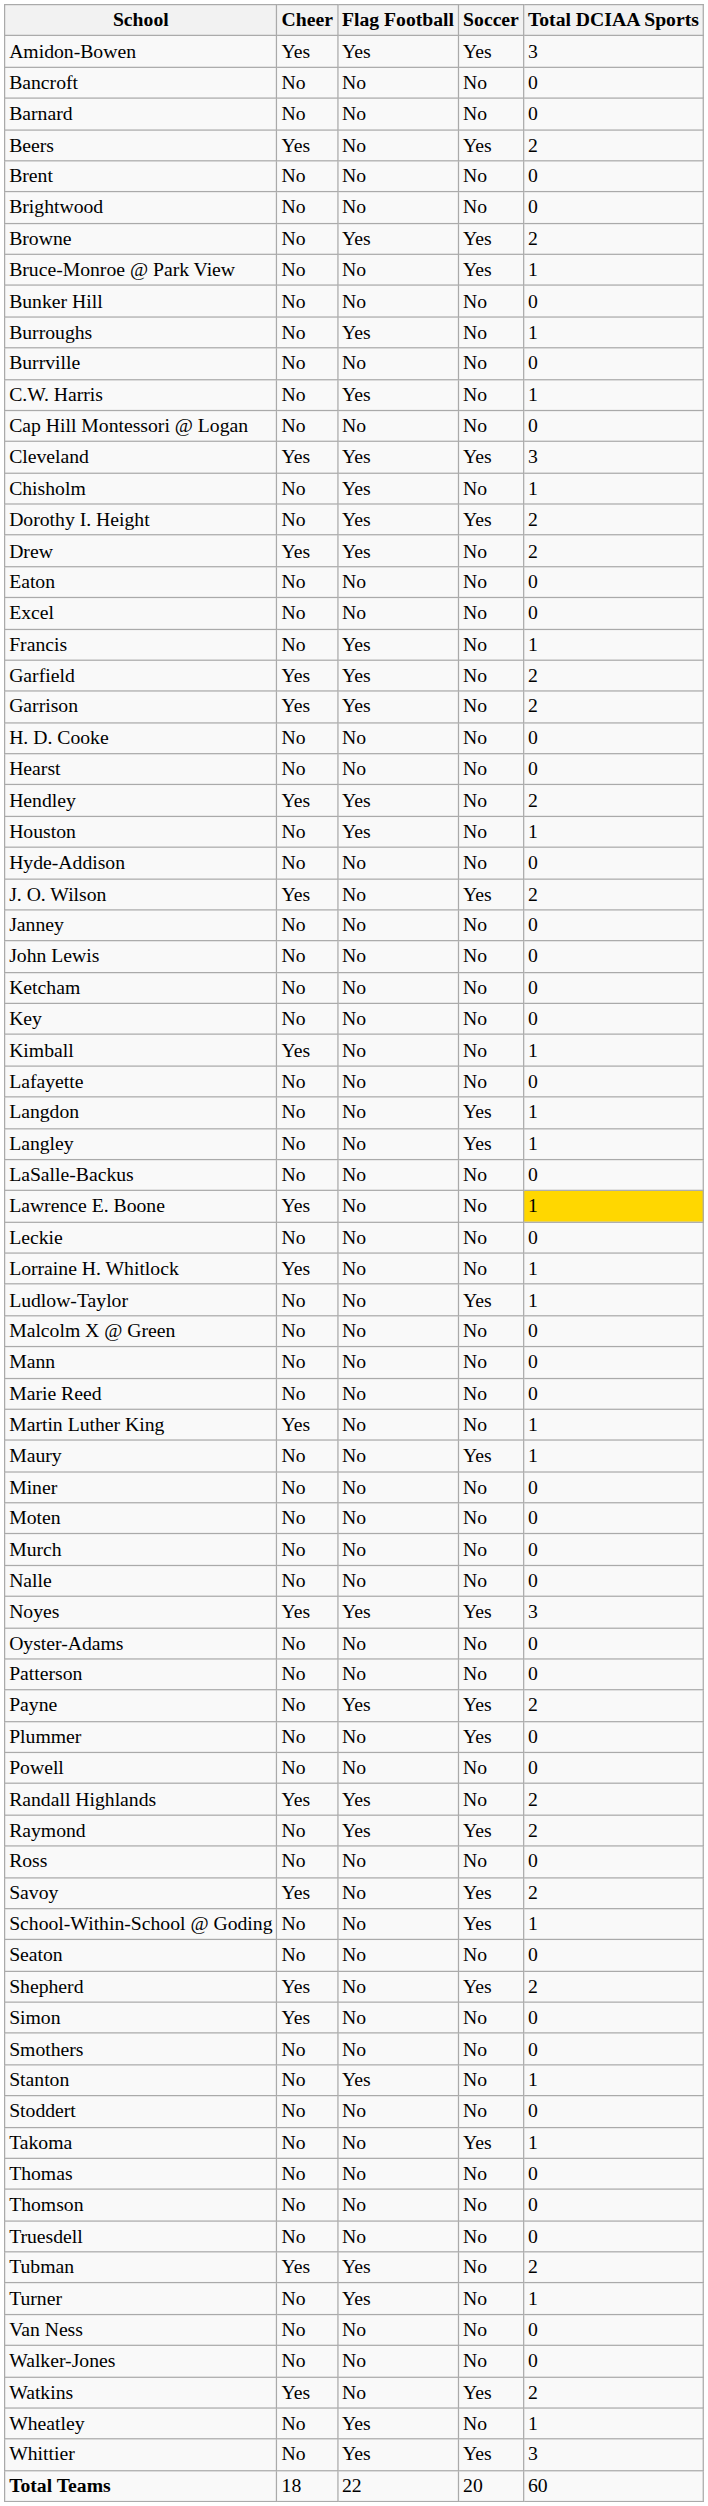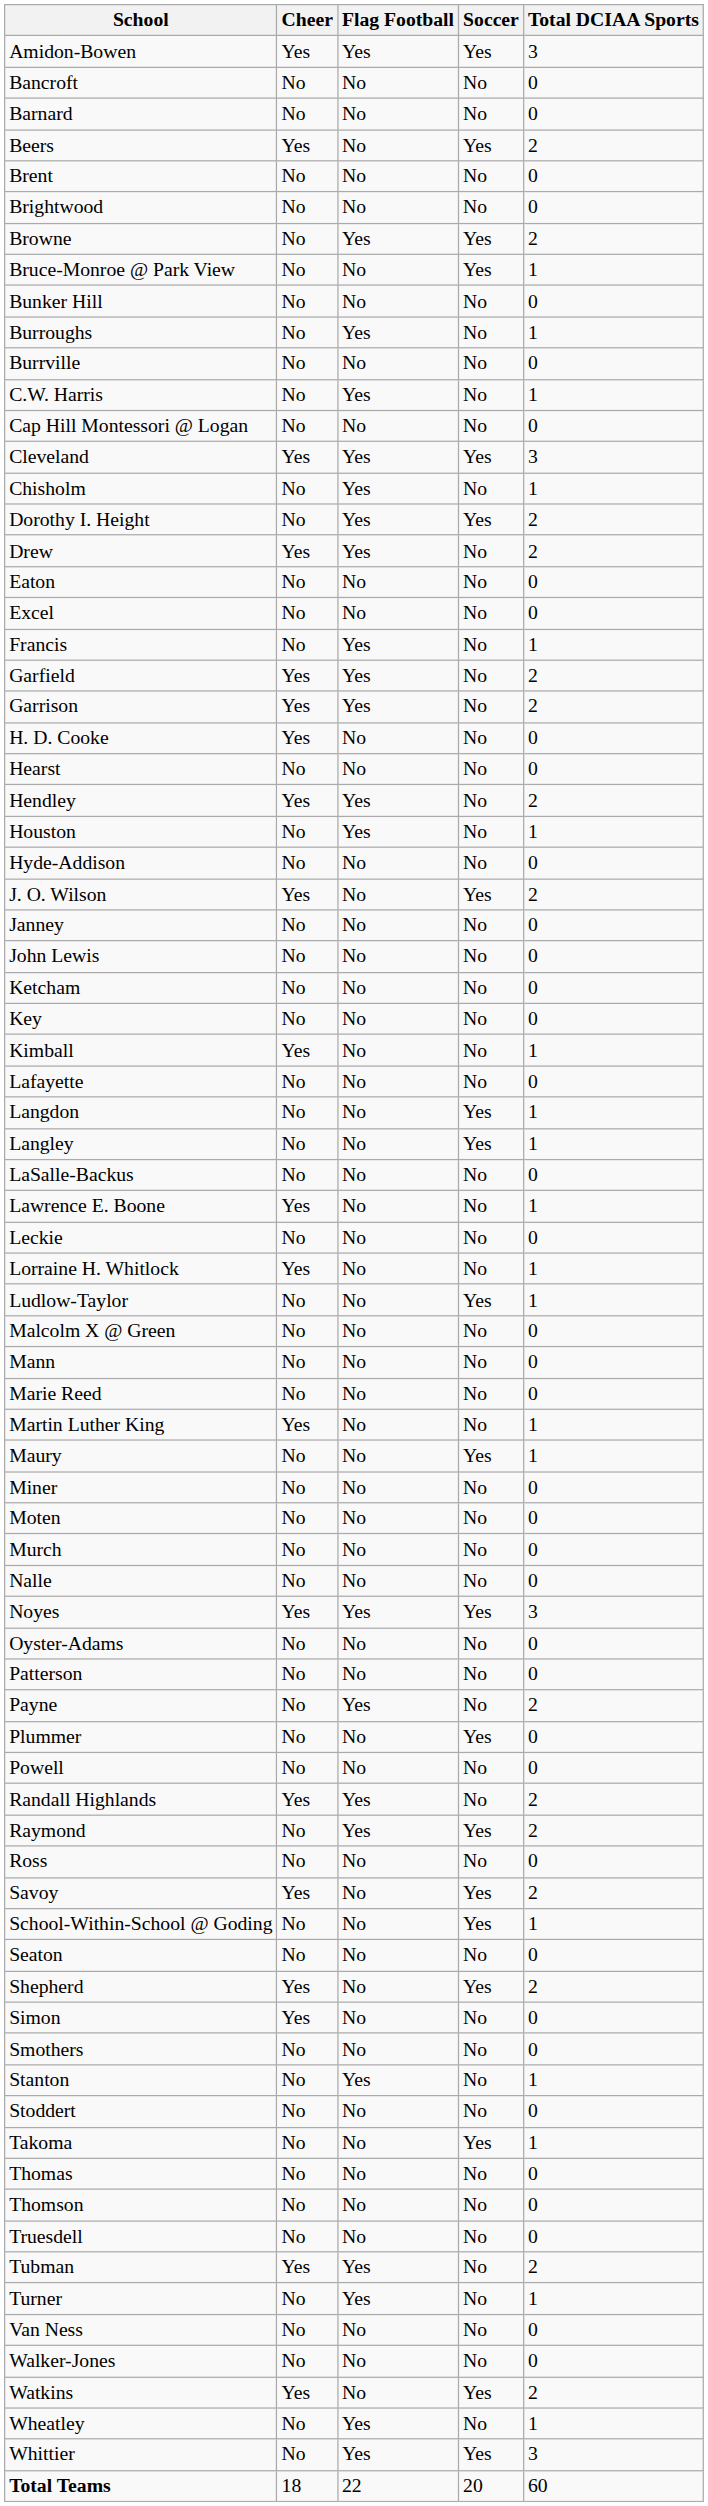(294, 737) No -> (296, 737) Yes
(533, 1206) gold background -> (533, 1206) no background
(477, 1705) Yes -> (475, 1705) No
